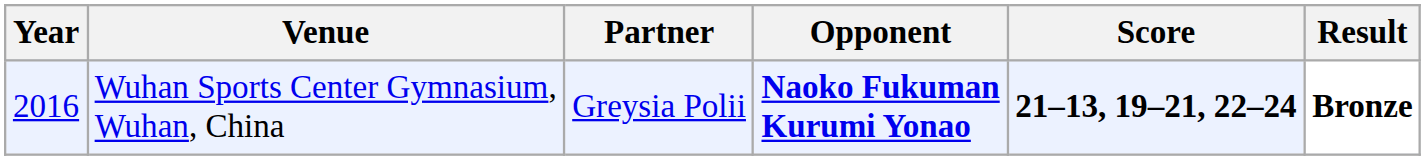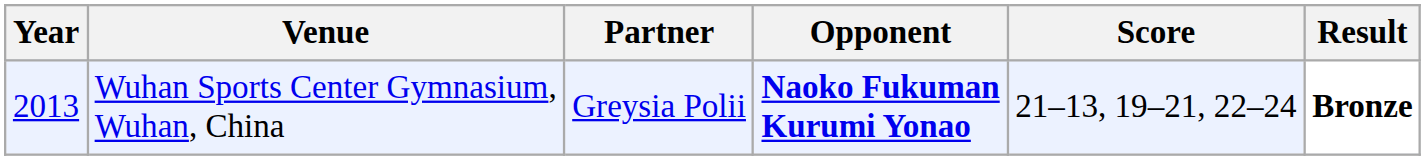(46, 106) 2016 -> (46, 106) 2013
(1156, 106) bold -> (1156, 106) normal
